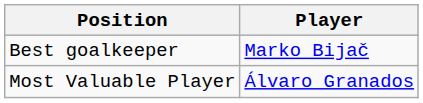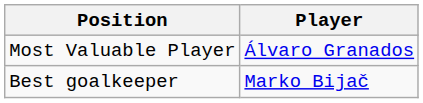rows swapped: (94, 51) <-> (122, 82)
